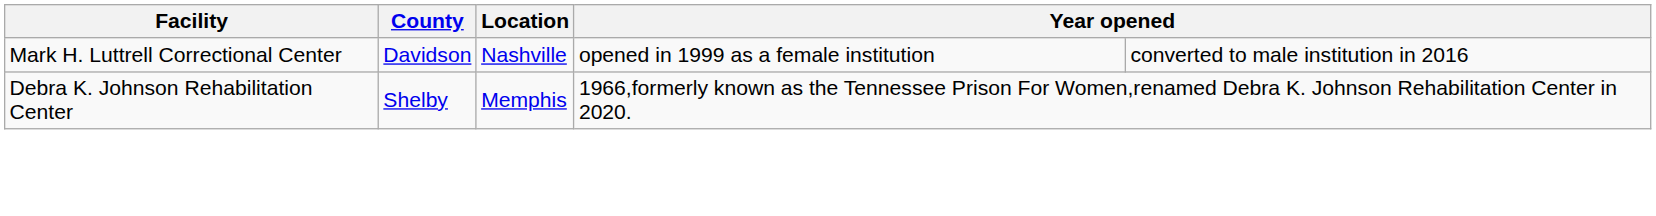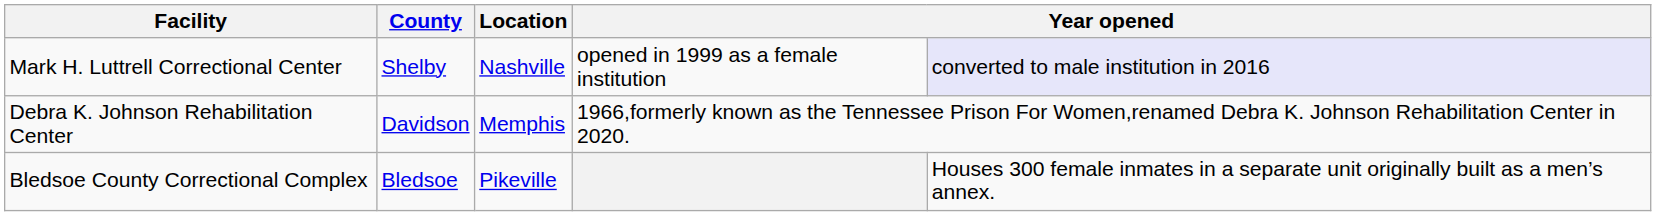(427, 54) Davidson -> (414, 66) Shelby
(1299, 54) no background -> (1101, 66) lavender background
(416, 100) Shelby -> (426, 123) Davidson
+ row: (189, 181)
